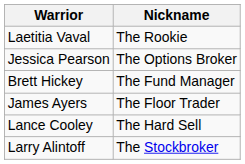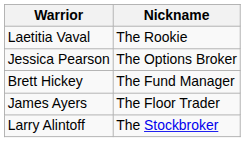- row: (50, 125)
